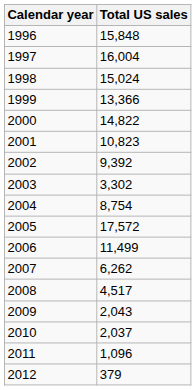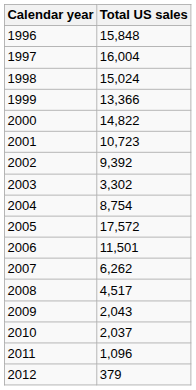(120, 141) 10,823 -> (120, 141) 10,723
(119, 247) 11,499 -> (119, 247) 11,501
